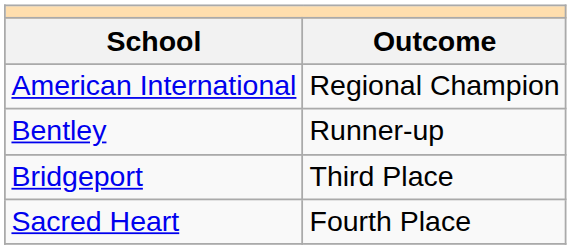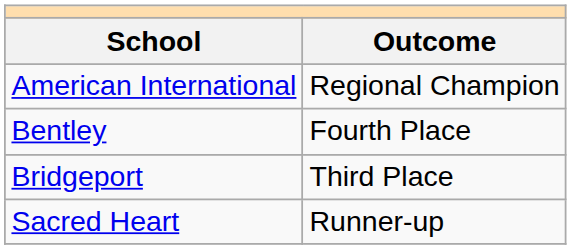(377, 131) Runner-up -> (390, 131) Fourth Place
(390, 221) Fourth Place -> (377, 221) Runner-up
